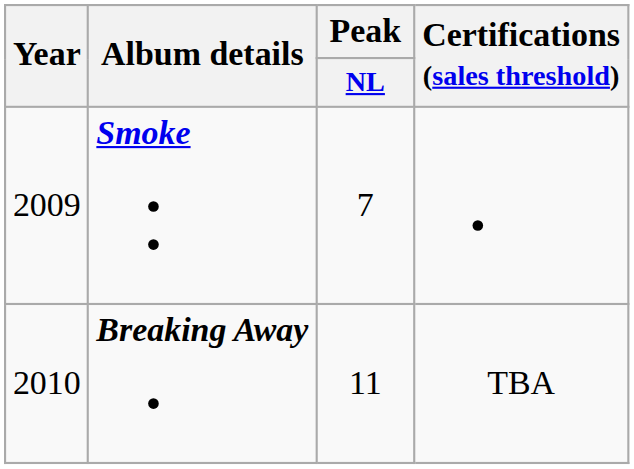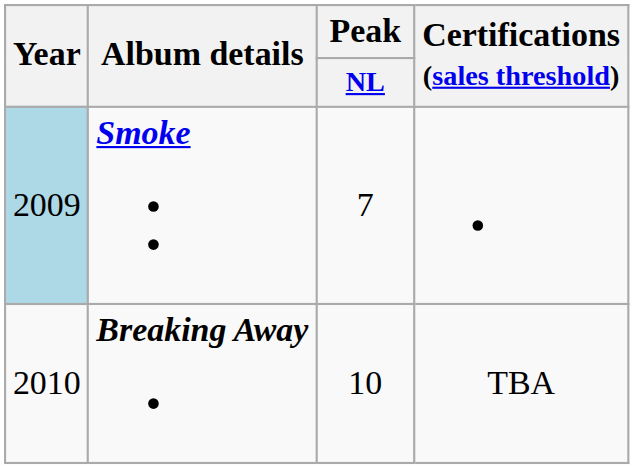(47, 204) no background -> (47, 204) lightblue background
(365, 383) 11 -> (365, 383) 10
